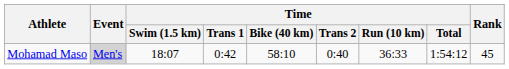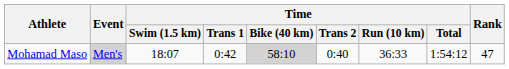(281, 54) no background -> (281, 54) lightgrey background
(487, 54) 45 -> (487, 54) 47
